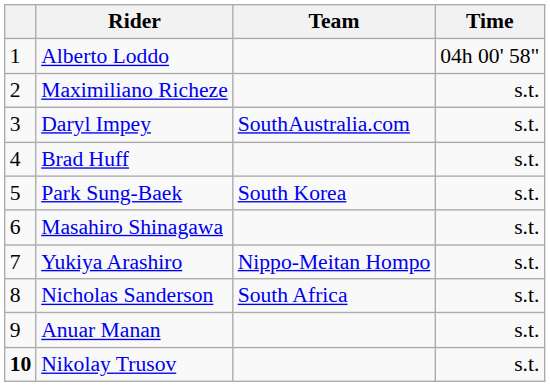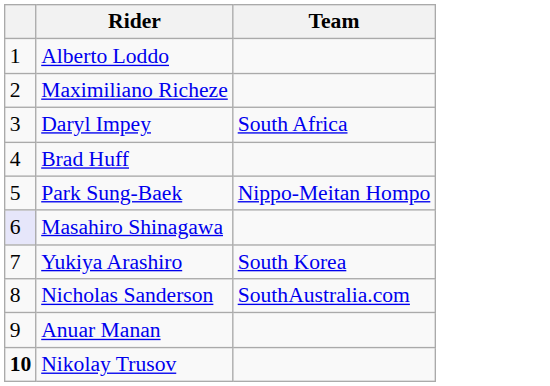- column: (490, 21)
(324, 124) SouthAustralia.com -> (293, 124) South Africa
(292, 192) South Korea -> (334, 192) Nippo-Meitan Hompo
(15, 227) no background -> (15, 227) lavender background
(334, 261) Nippo-Meitan Hompo -> (292, 261) South Korea
(293, 295) South Africa -> (324, 295) SouthAustralia.com
